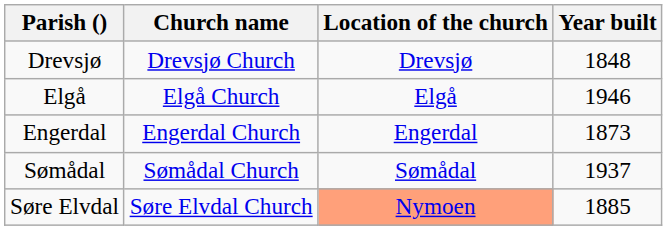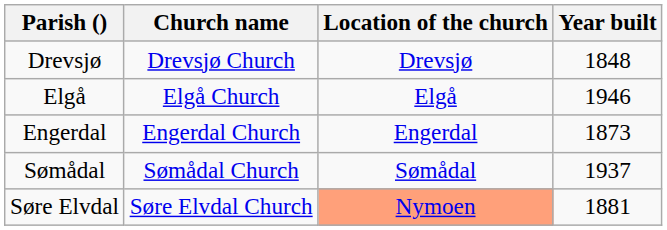(608, 206) 1885 -> (608, 206) 1881
